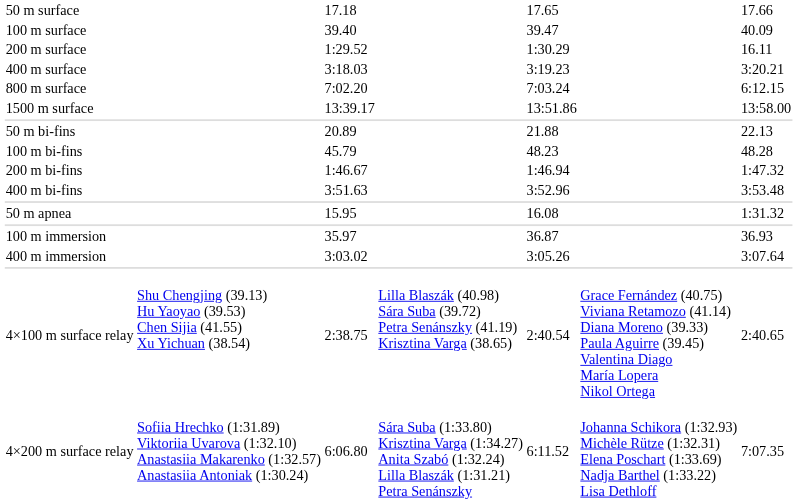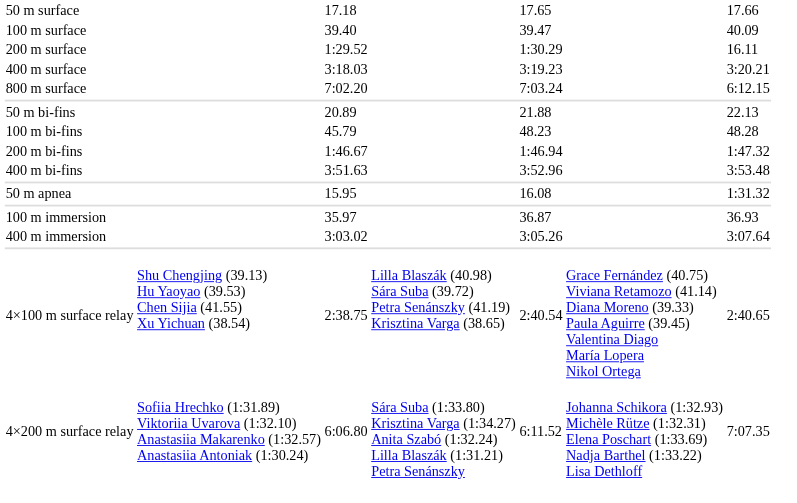- row: (50, 108)
